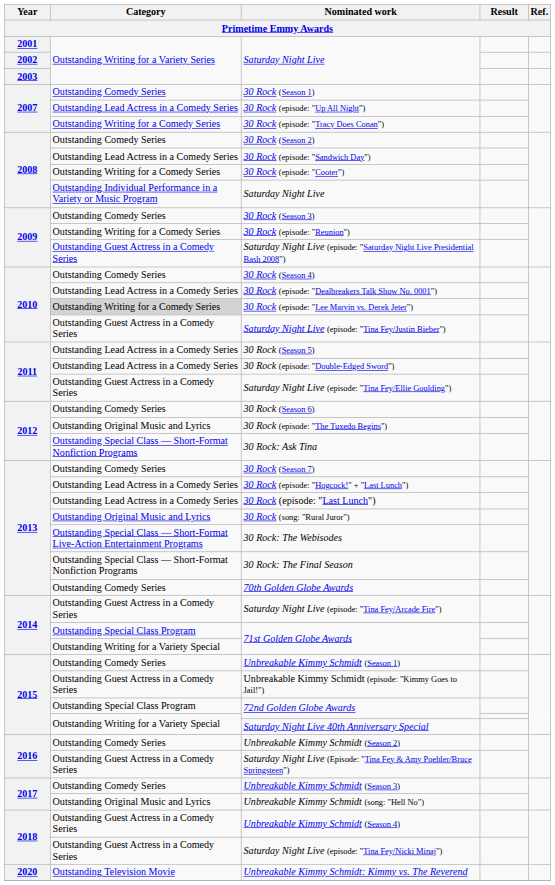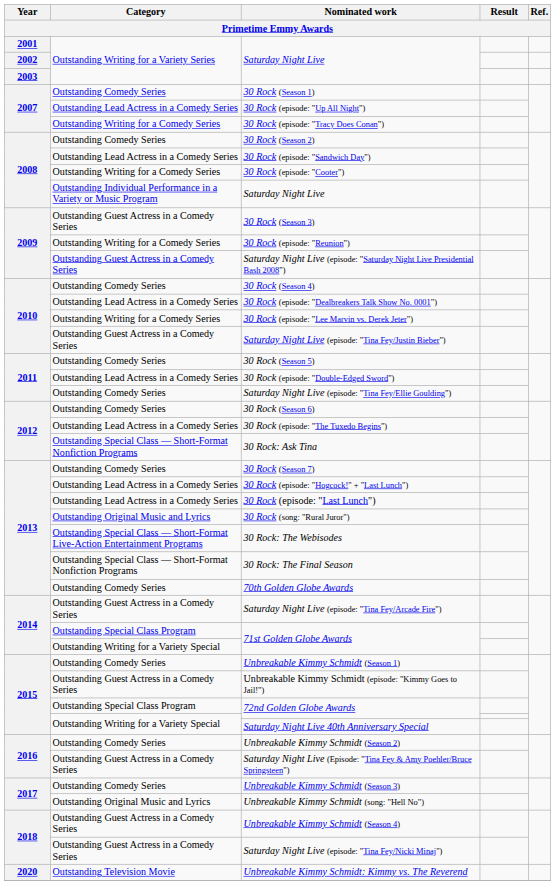(109, 215) Outstanding Comedy Series -> (133, 221) Outstanding Guest Actress in a Comedy Series
(136, 306) lightgrey background -> (136, 318) no background
(145, 350) Outstanding Lead Actress in a Comedy Series -> (109, 361) Outstanding Comedy Series
(133, 387) Outstanding Guest Actress in a Comedy Series -> (109, 393) Outstanding Comedy Series
(132, 425) Outstanding Original Music and Lyrics -> (145, 425) Outstanding Lead Actress in a Comedy Series
